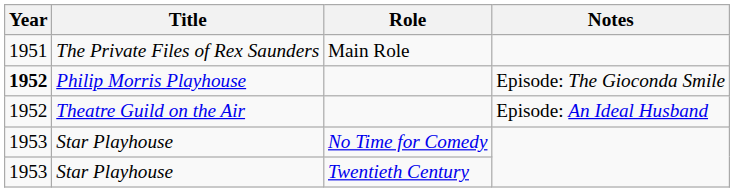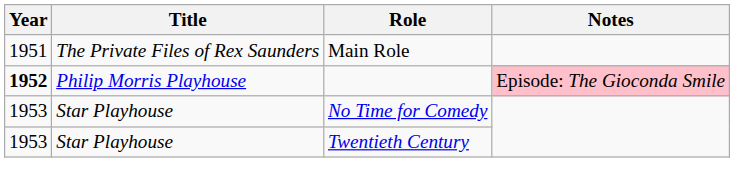(611, 80) no background -> (611, 80) pink background
- row: (151, 111)
